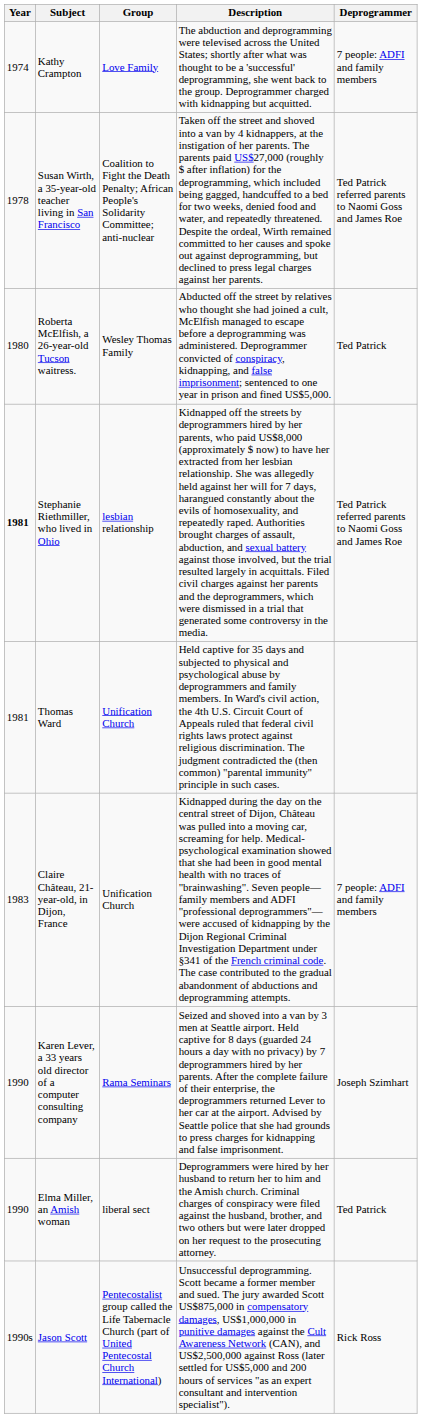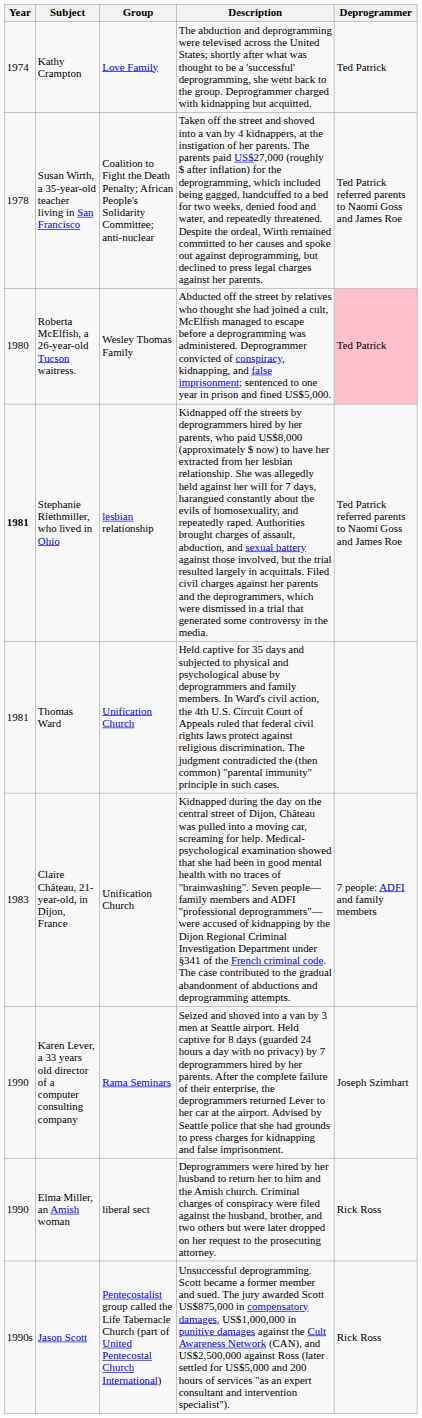(371, 67) 7 people: ADFI and family members -> (362, 67) Ted Patrick
(362, 346) no background -> (362, 346) pink background
(362, 1209) Ted Patrick -> (359, 1209) Rick Ross
